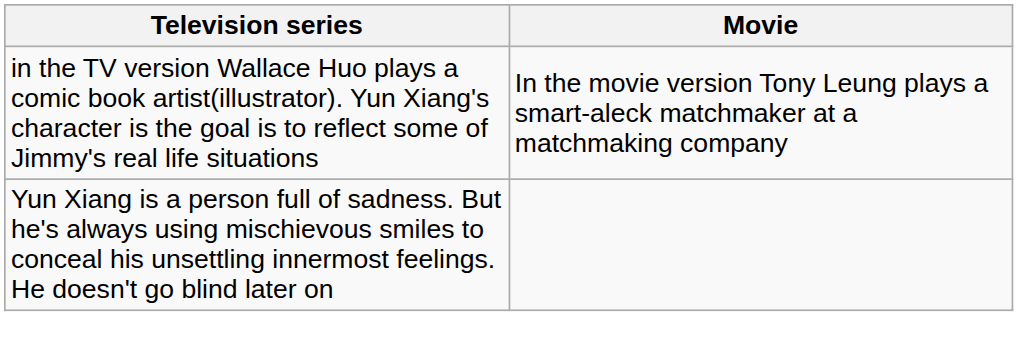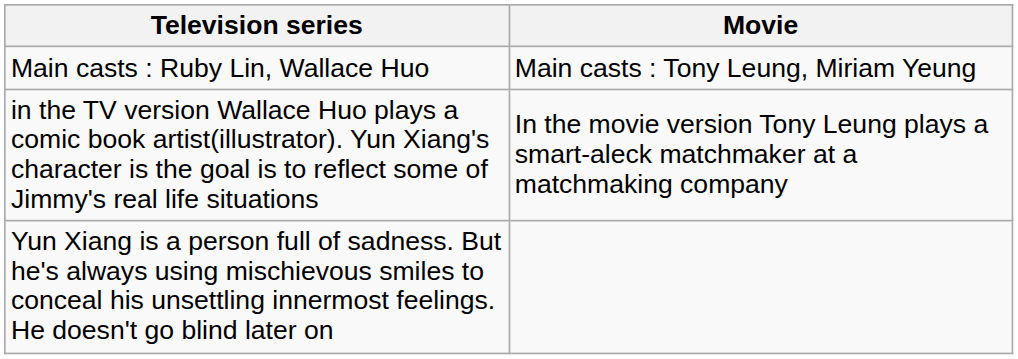+ row: (220, 67)
